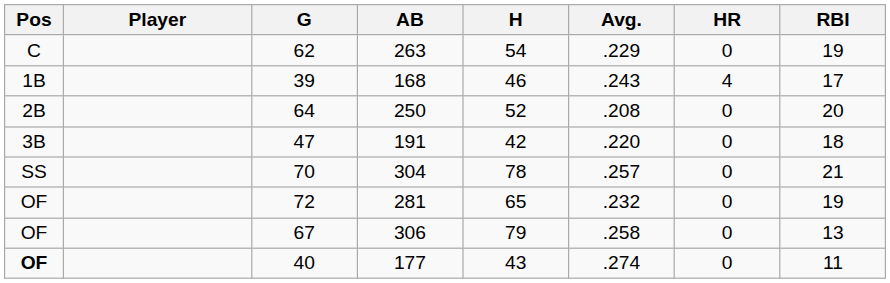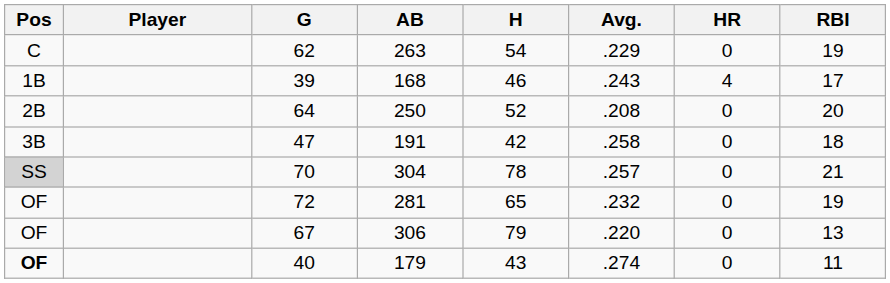(621, 141) .220 -> (621, 141) .258
(34, 171) no background -> (34, 171) lightgrey background
(621, 232) .258 -> (621, 232) .220
(410, 263) 177 -> (410, 263) 179
